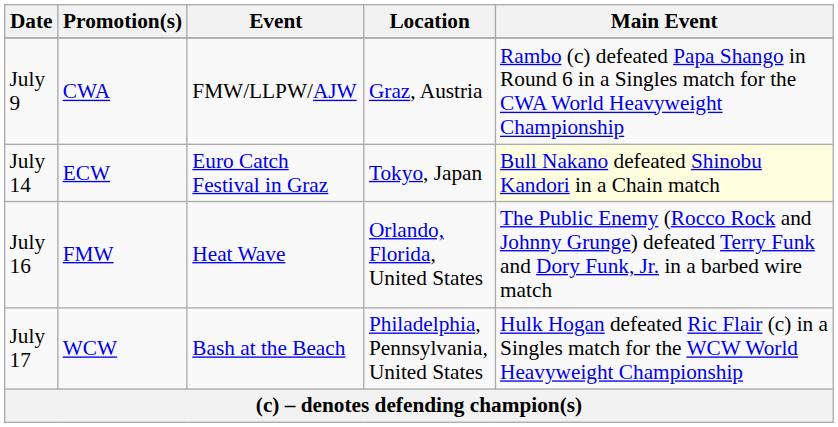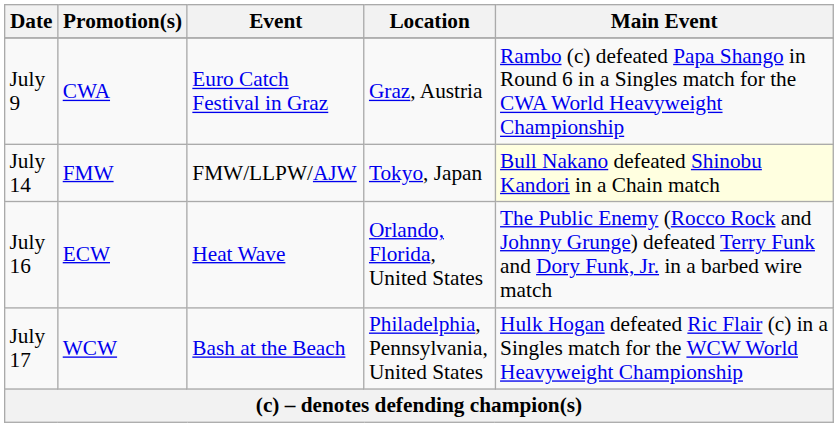(275, 91) FMW/LLPW/AJW -> (260, 91) Euro Catch Festival in Graz
(86, 172) ECW -> (88, 172) FMW
(260, 172) Euro Catch Festival in Graz -> (275, 172) FMW/LLPW/AJW
(88, 254) FMW -> (86, 254) ECW
